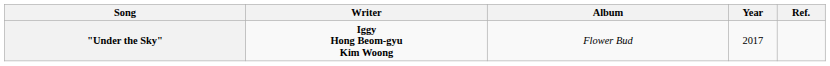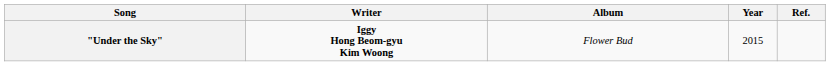(753, 40) 2017 -> (753, 40) 2015
